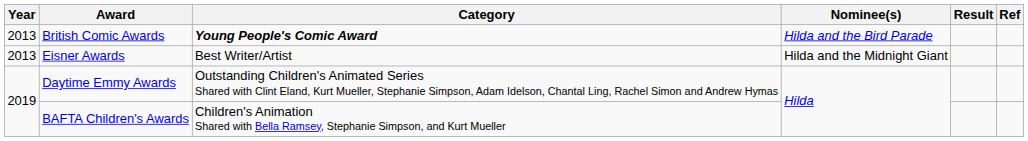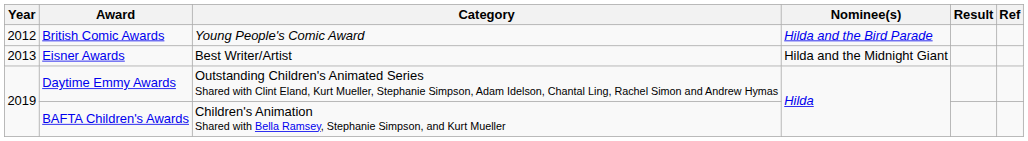(22, 35) 2013 -> (22, 35) 2012
(286, 35) bold -> (280, 35) normal
